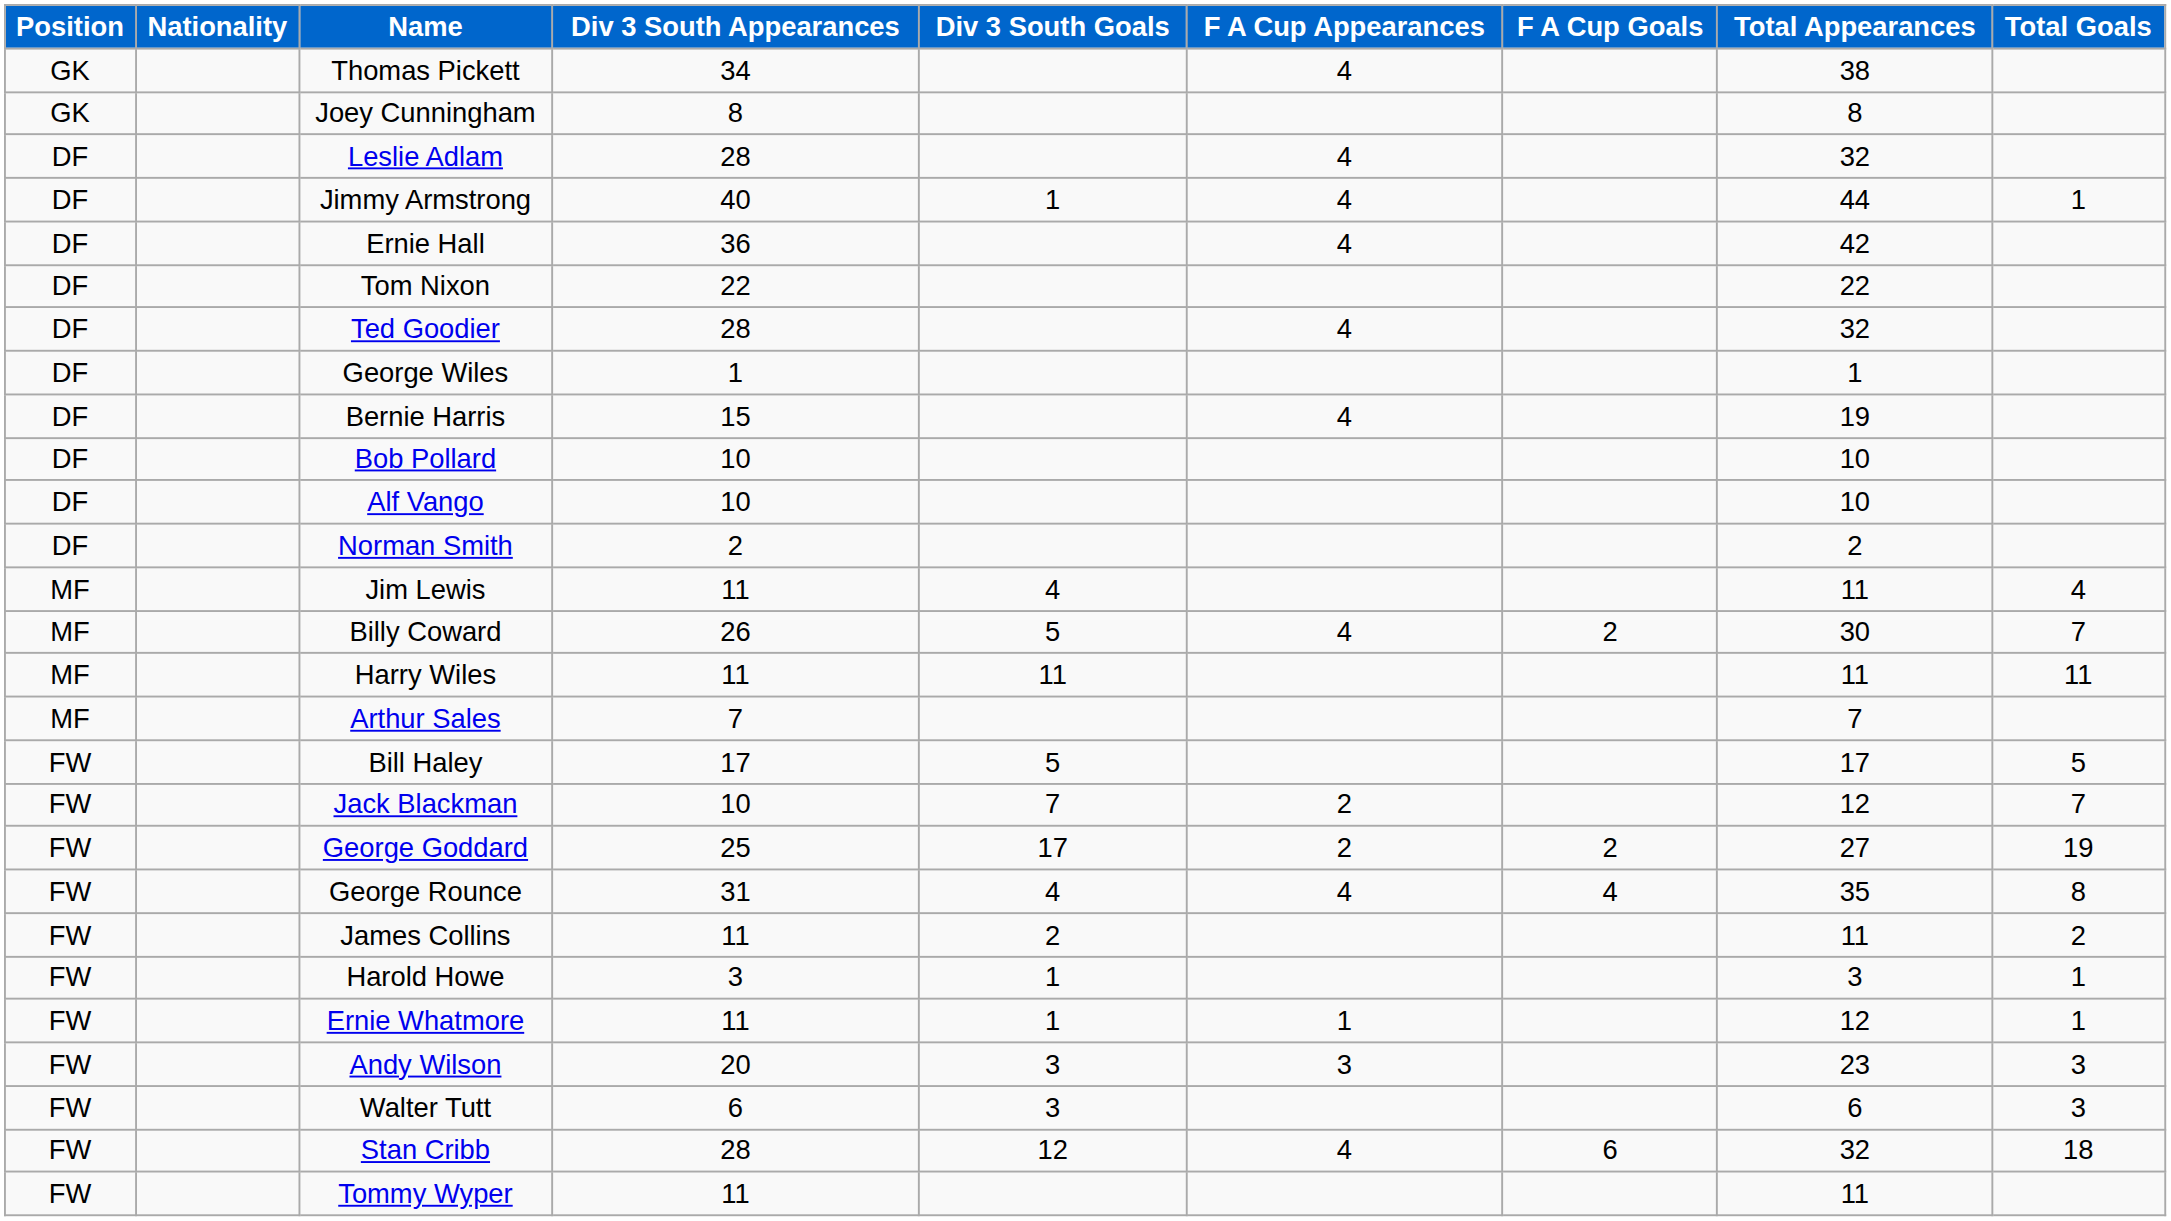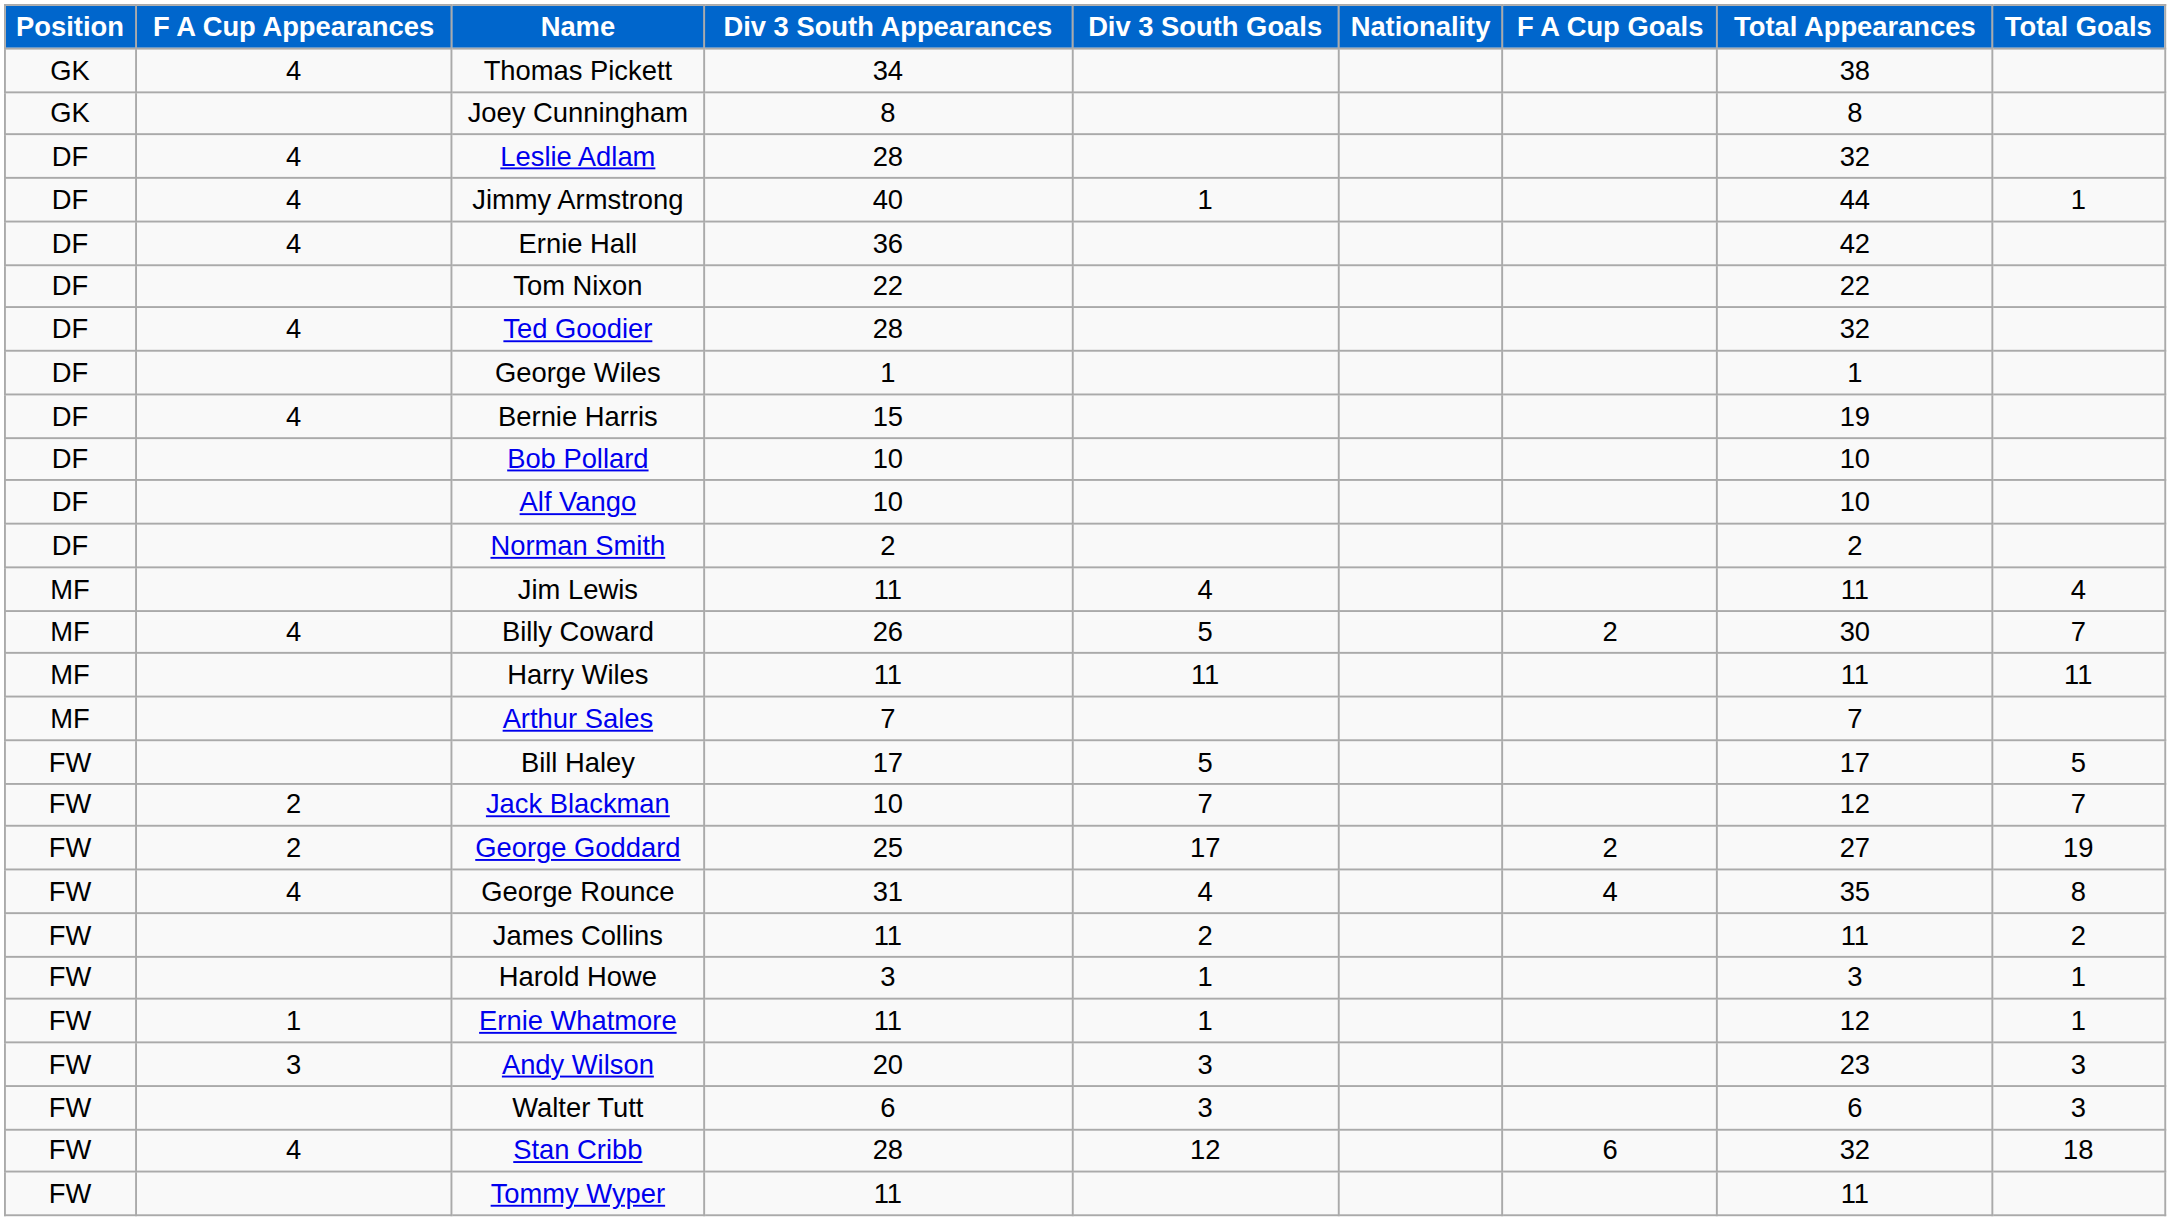columns swapped: (217, 27) <-> (1344, 27)
